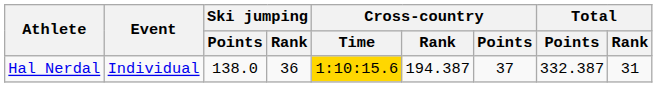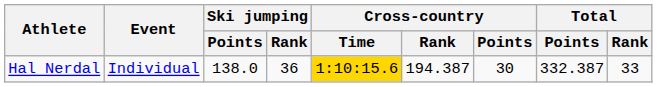(505, 69) 37 -> (505, 69) 30
(630, 69) 31 -> (630, 69) 33
